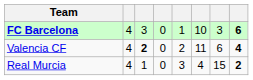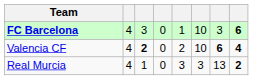(201, 48) 11 -> (201, 48) 10
(220, 48) normal -> (220, 48) bold
(201, 65) 4 -> (201, 65) 3
(220, 65) 15 -> (220, 65) 13
